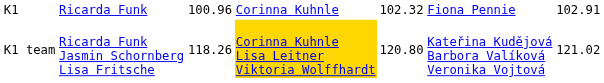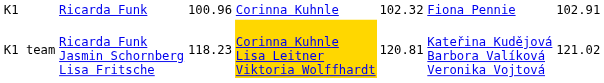(210, 49) 118.26 -> (210, 49) 118.23
(401, 49) 120.80 -> (401, 49) 120.81
